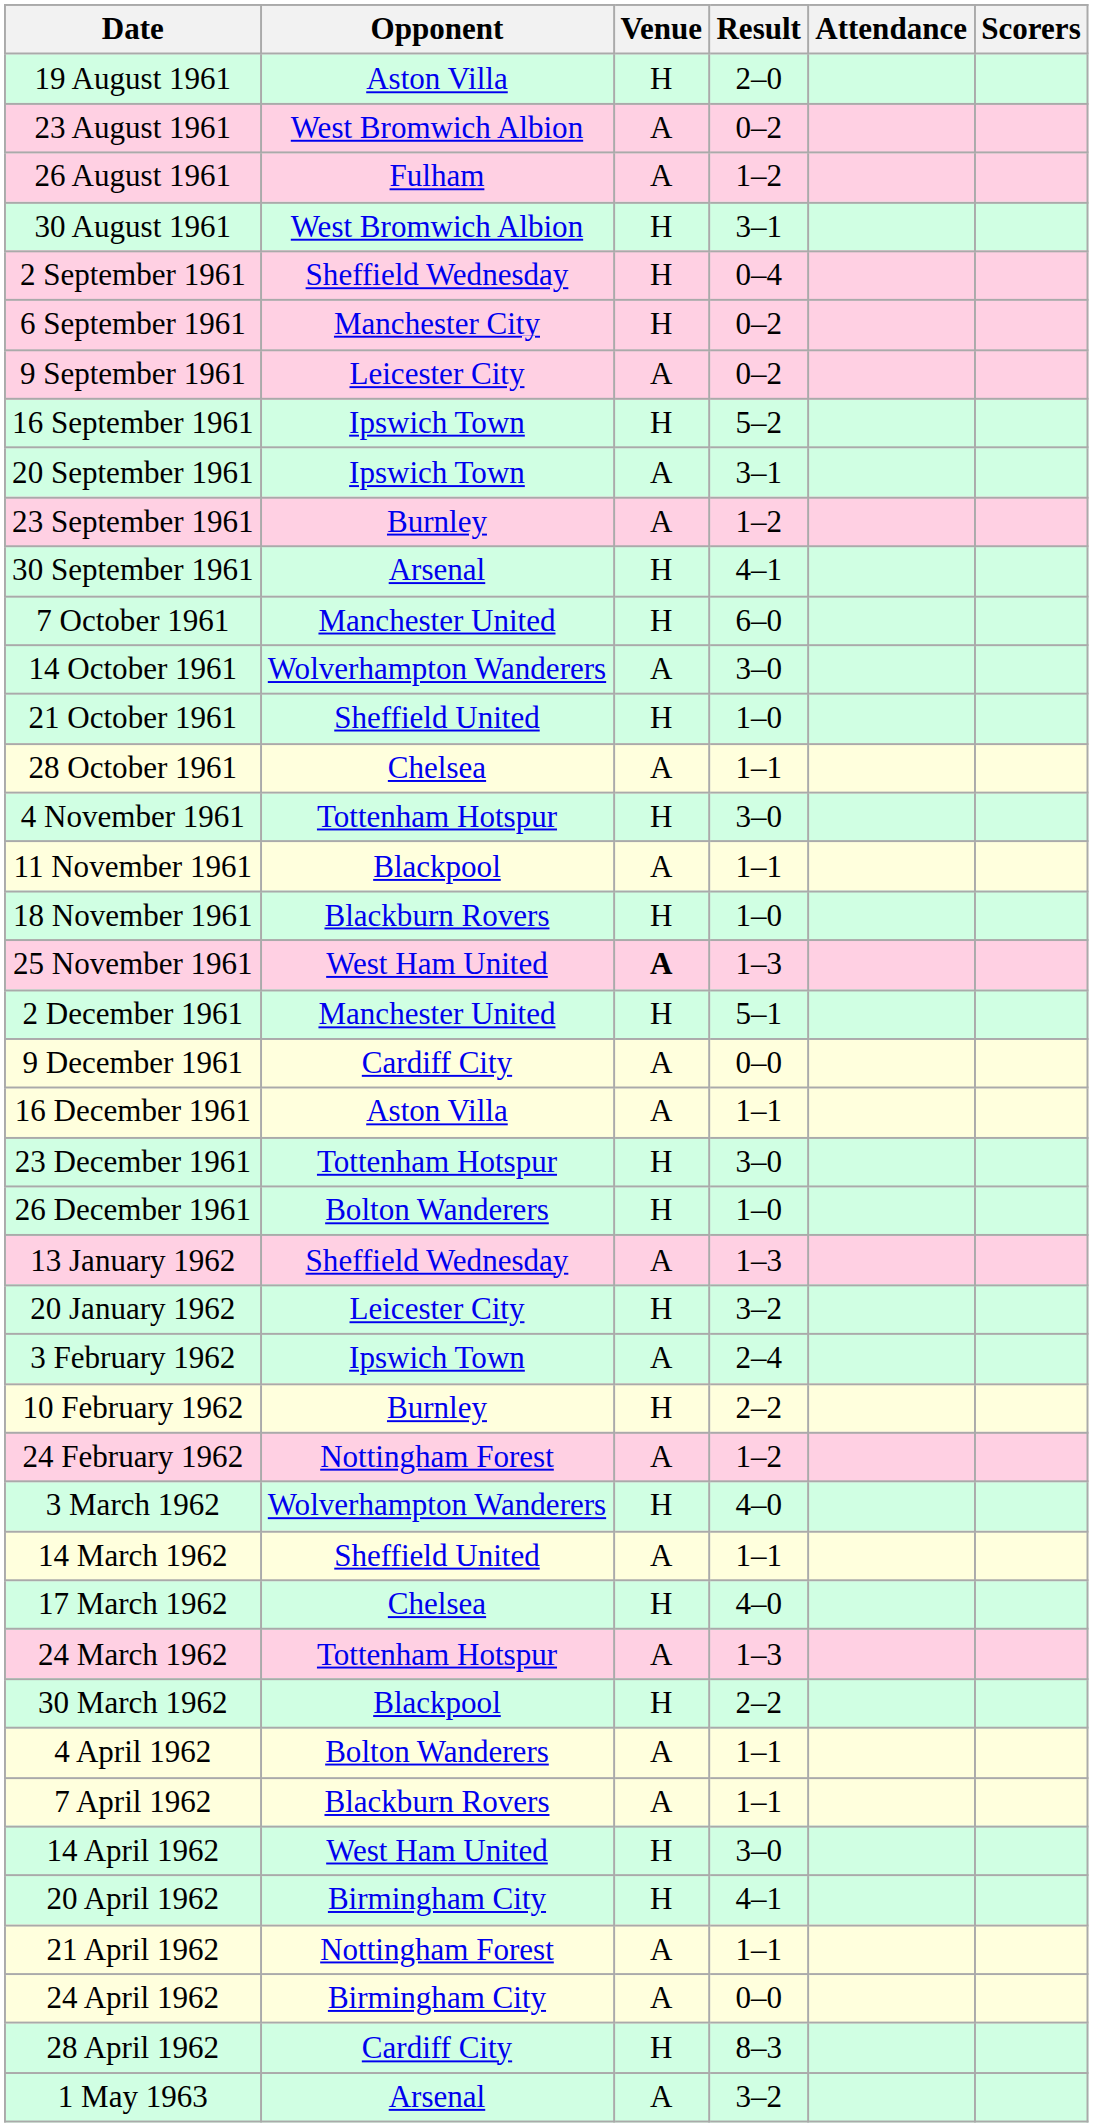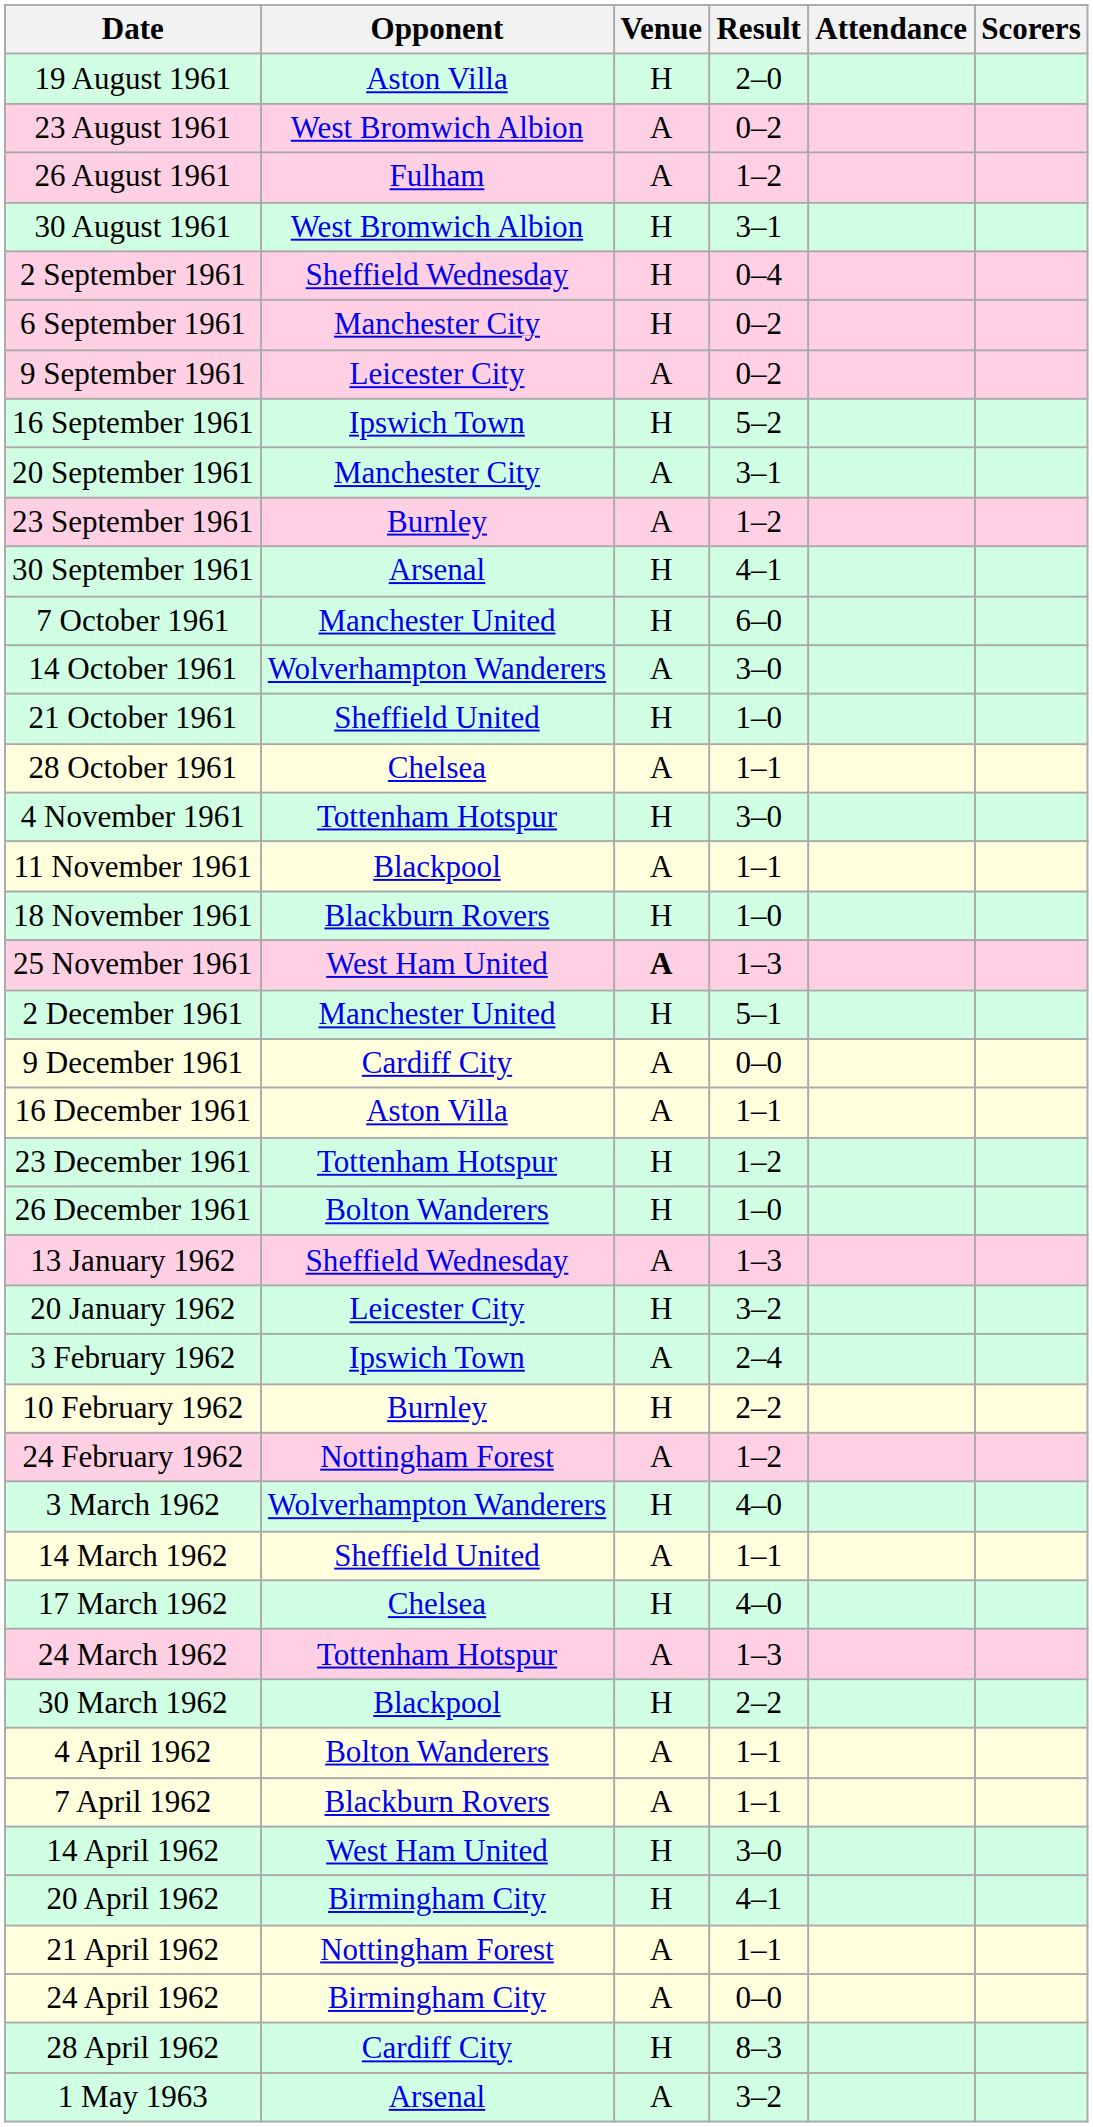(437, 472) Ipswich Town -> (437, 472) Manchester City
(759, 1161) 3–0 -> (759, 1161) 1–2
